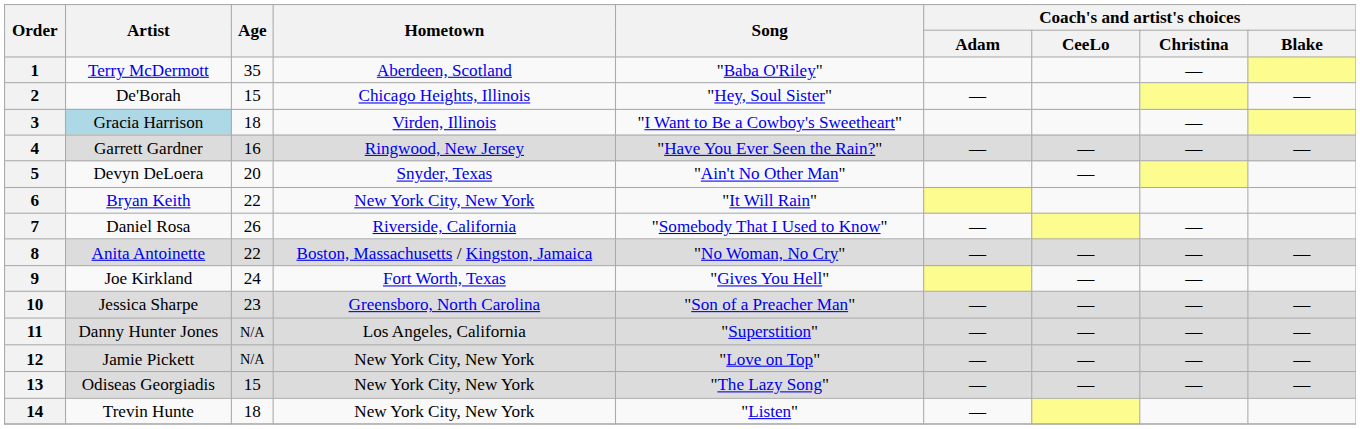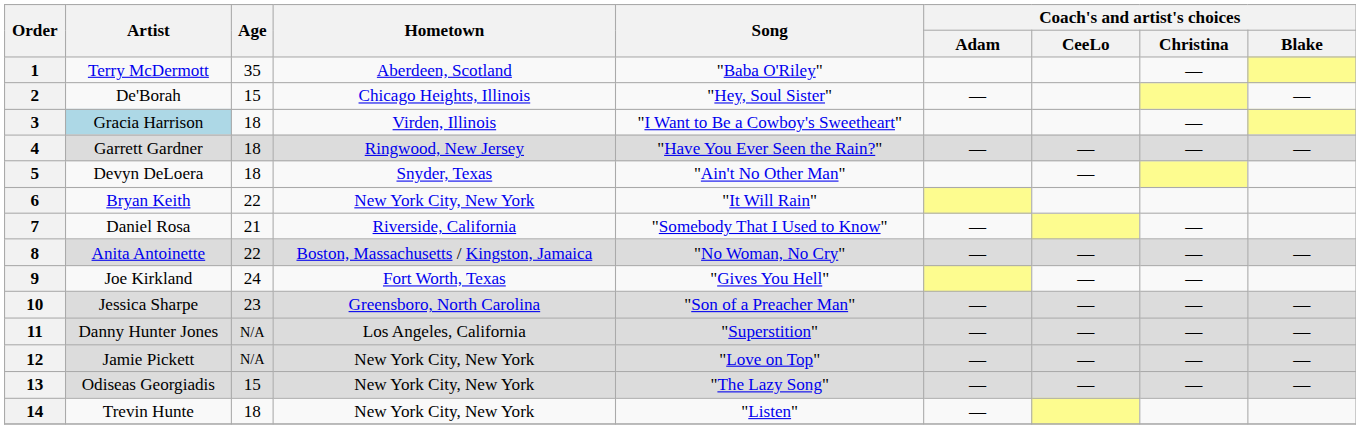(252, 148) 16 -> (252, 148) 18
(252, 174) 20 -> (252, 174) 18
(252, 226) 26 -> (252, 226) 21
